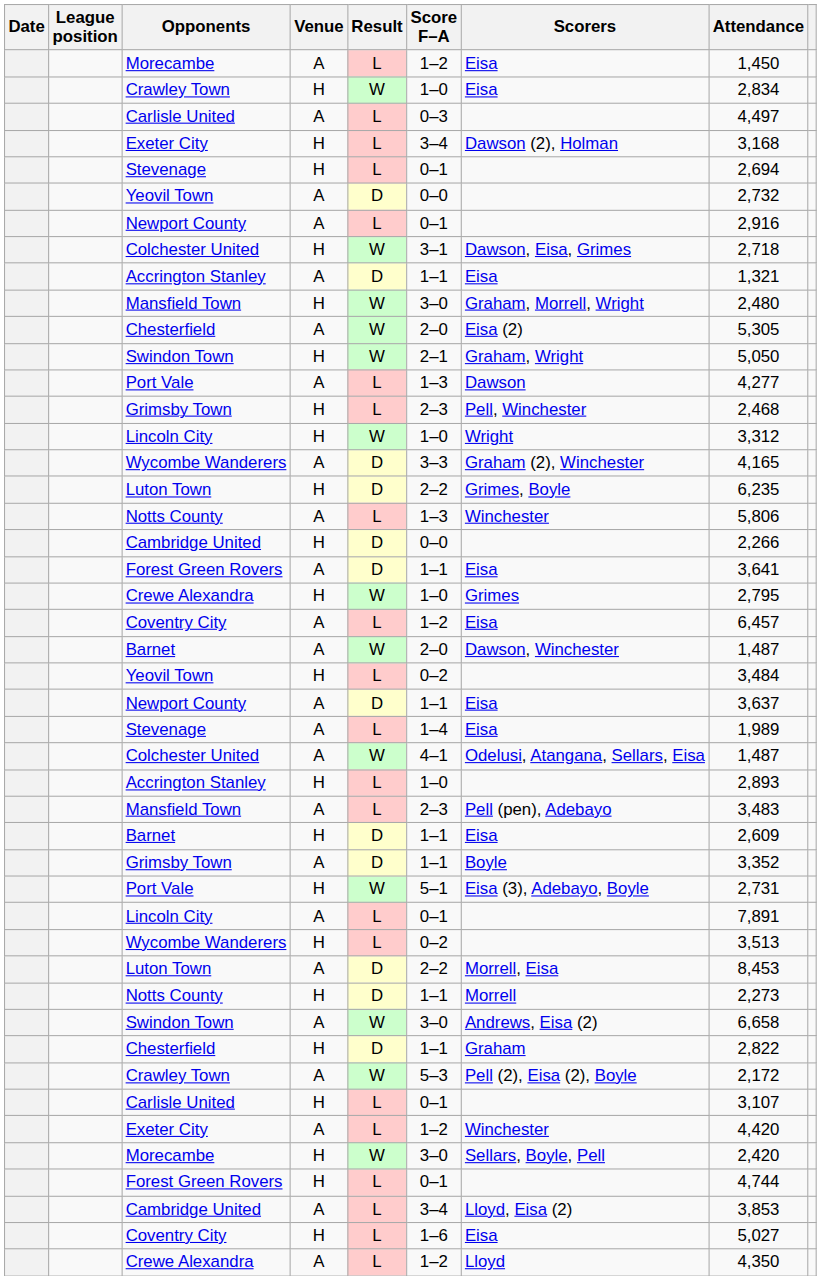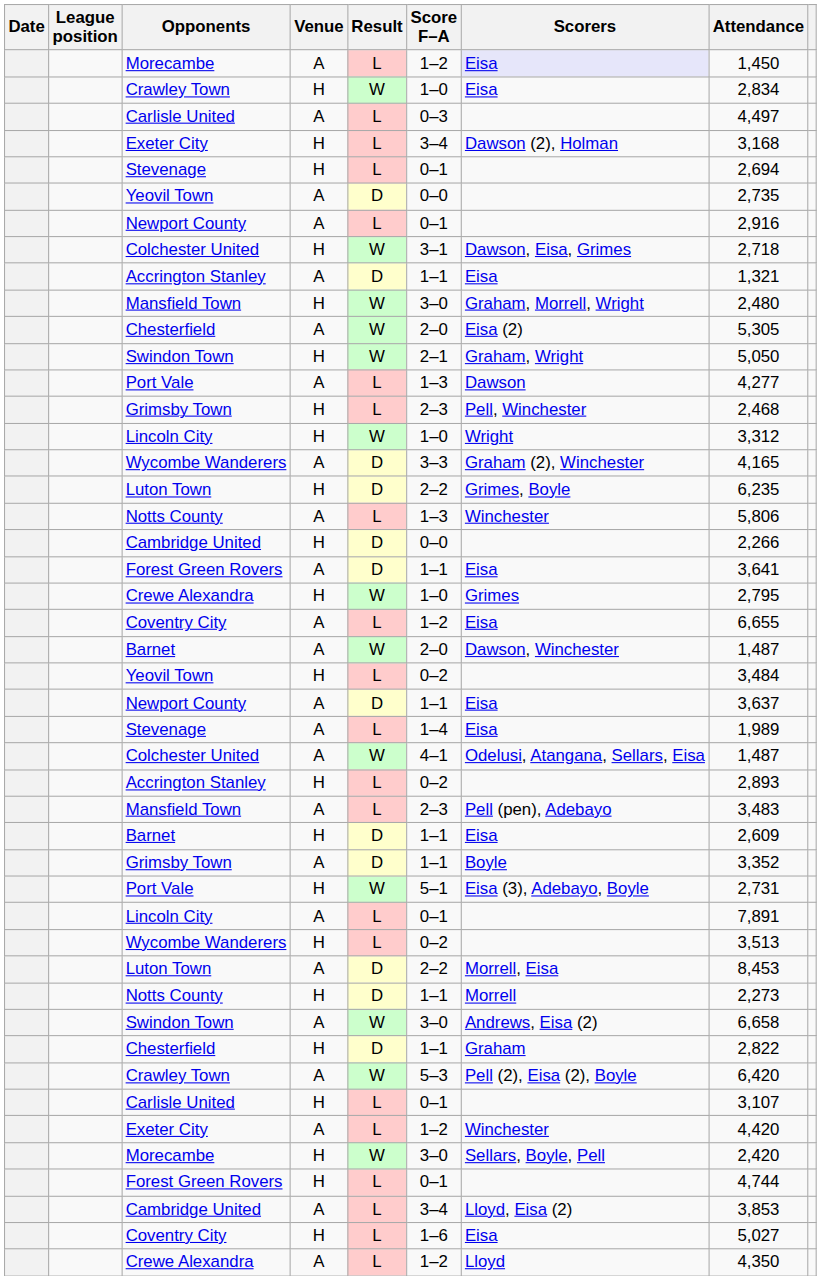(481, 63) no background -> (481, 63) lavender background
(758, 196) 2,732 -> (758, 196) 2,735
(758, 622) 6,457 -> (758, 622) 6,655
(434, 782) 1–0 -> (434, 782) 0–2
(758, 1075) 2,172 -> (758, 1075) 6,420
